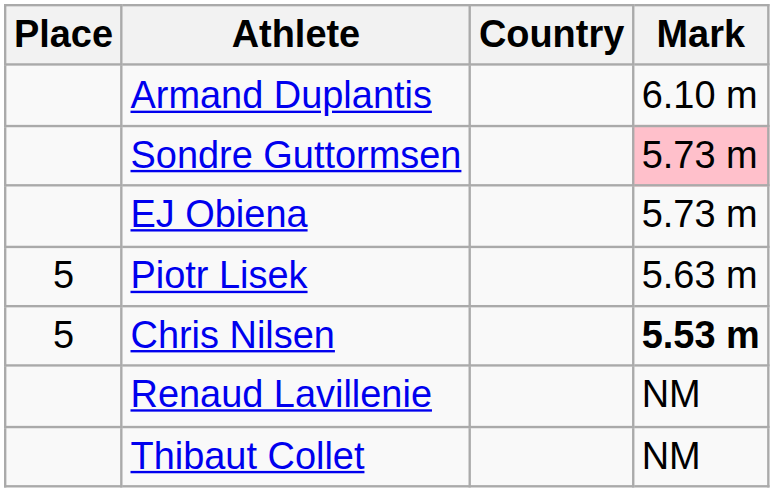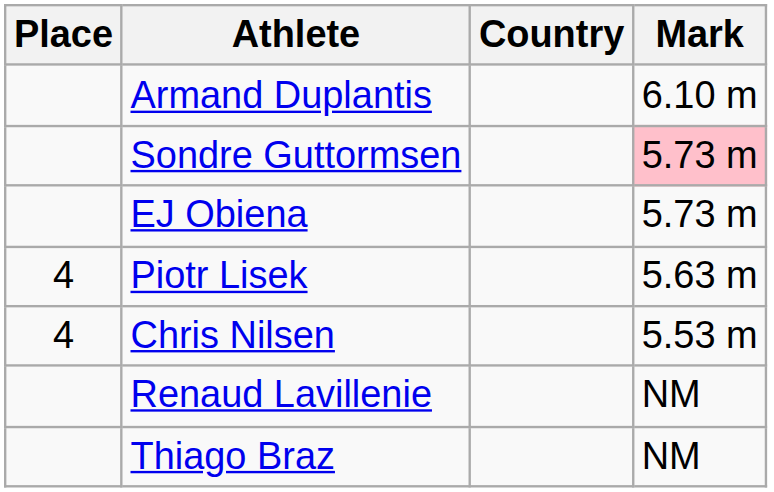(63, 275) 5 -> (63, 275) 4
(63, 335) 5 -> (63, 335) 4
(701, 335) bold -> (700, 335) normal
- row: (247, 455)
+ row: (233, 455)
